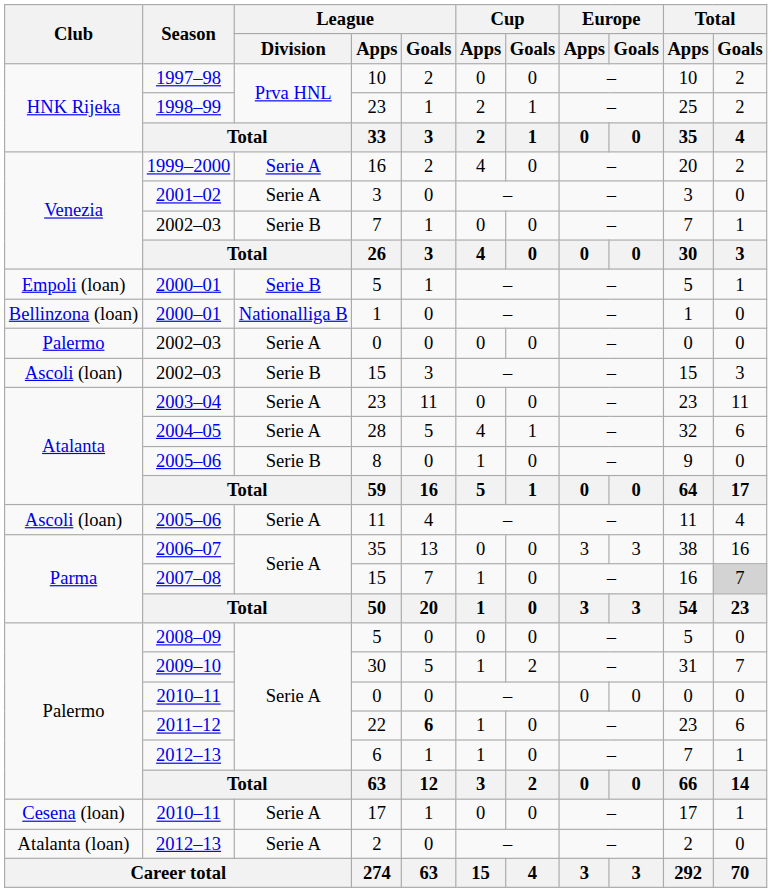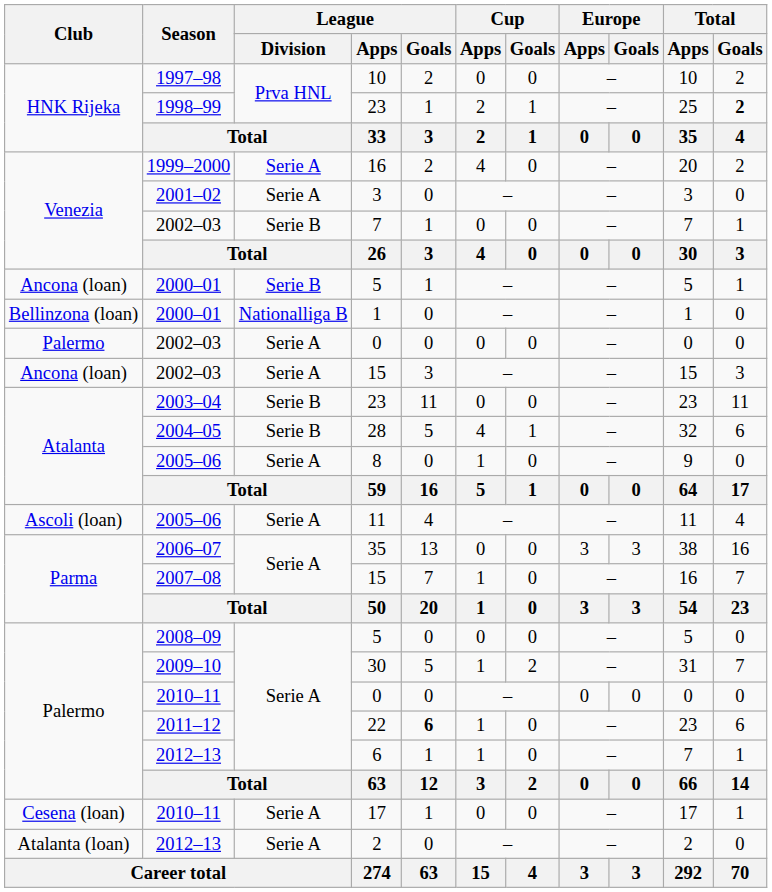(740, 107) normal -> (740, 107) bold
(74, 284) Empoli (loan) -> (74, 284) Ancona (loan)
(74, 372) Ascoli (loan) -> (74, 372) Ancona (loan)
(293, 372) Serie B -> (293, 372) Serie A
(293, 401) Serie A -> (293, 401) Serie B
(293, 431) Serie A -> (293, 431) Serie B
(293, 460) Serie B -> (293, 460) Serie A
(740, 578) lightgrey background -> (740, 578) no background
